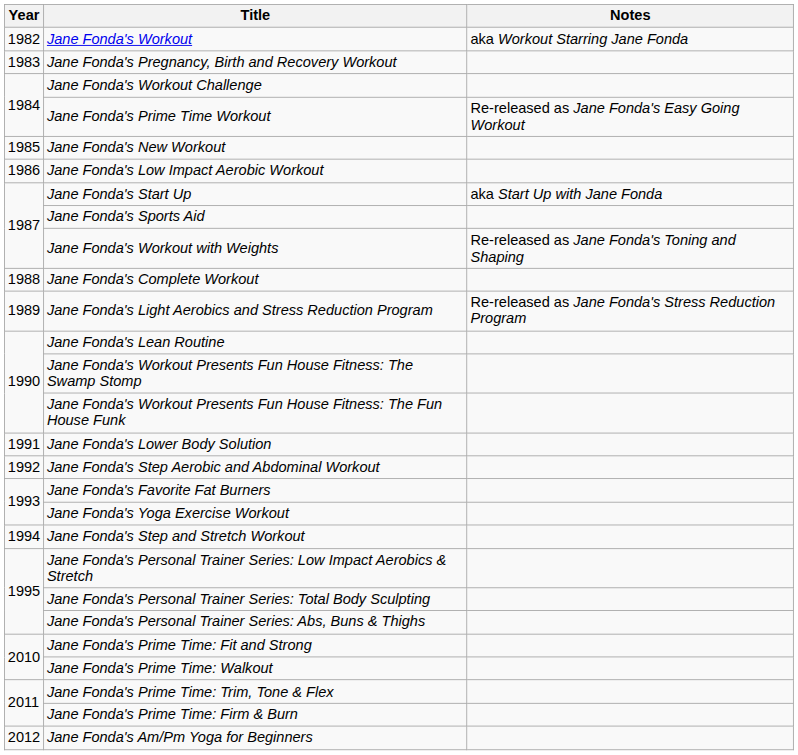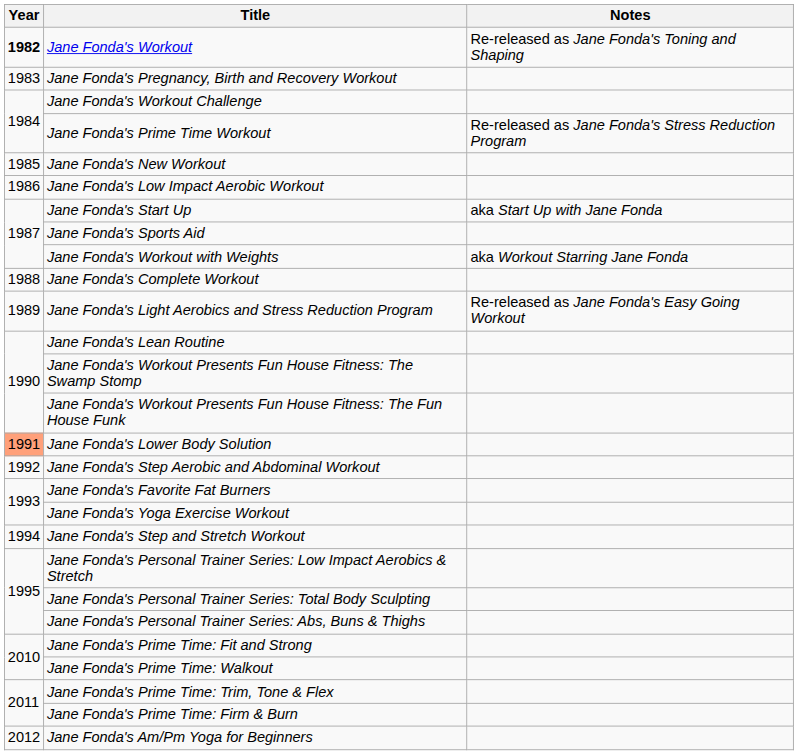(24, 39) normal -> (24, 47) bold
(579, 39) aka Workout Starring Jane Fonda -> (603, 47) Re-released as Jane Fonda's Toning and Shaping
(605, 116) Re-released as Jane Fonda's Easy Going Workout -> (623, 132) Re-released as Jane Fonda's Stress Reduction Program
(603, 248) Re-released as Jane Fonda's Toning and Shaping -> (579, 256) aka Workout Starring Jane Fonda
(623, 310) Re-released as Jane Fonda's Stress Reduction Program -> (605, 310) Re-released as Jane Fonda's Easy Going Workout
(24, 444) no background -> (24, 444) lightsalmon background
